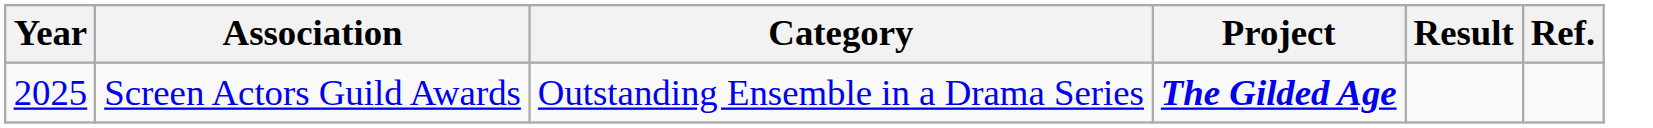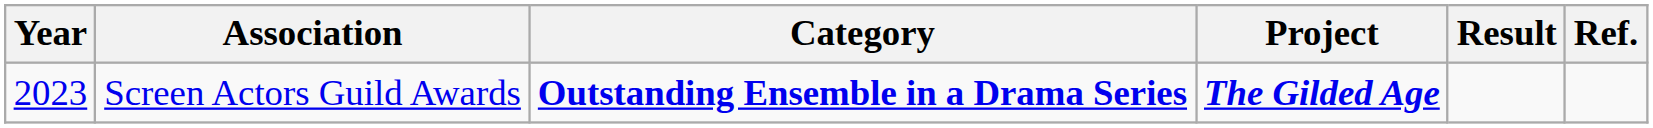(50, 92) 2025 -> (50, 92) 2023
(841, 92) normal -> (862, 92) bold
